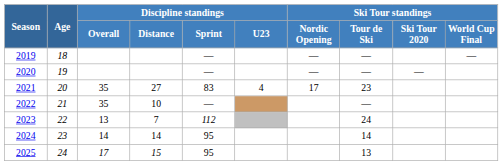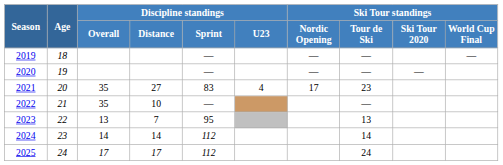(209, 120) 112 -> (209, 120) 95
(366, 120) 24 -> (366, 120) 13
(209, 136) 95 -> (209, 136) 112
(156, 152) 15 -> (156, 152) 17
(209, 152) 95 -> (209, 152) 112
(366, 152) 13 -> (366, 152) 24
